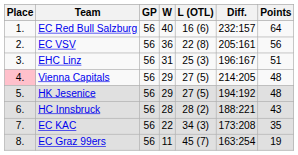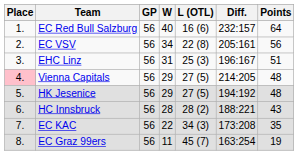(167, 45) 36 -> (167, 45) 34
